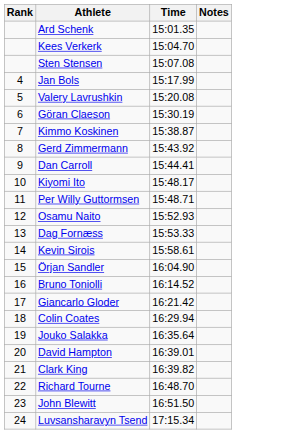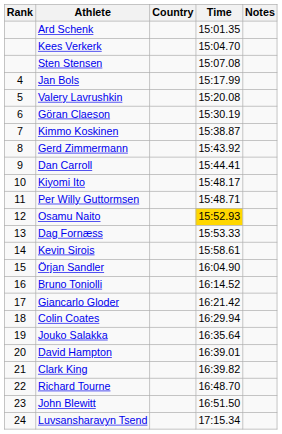+ column: (173, 13)
(173, 217) no background -> (219, 217) gold background
